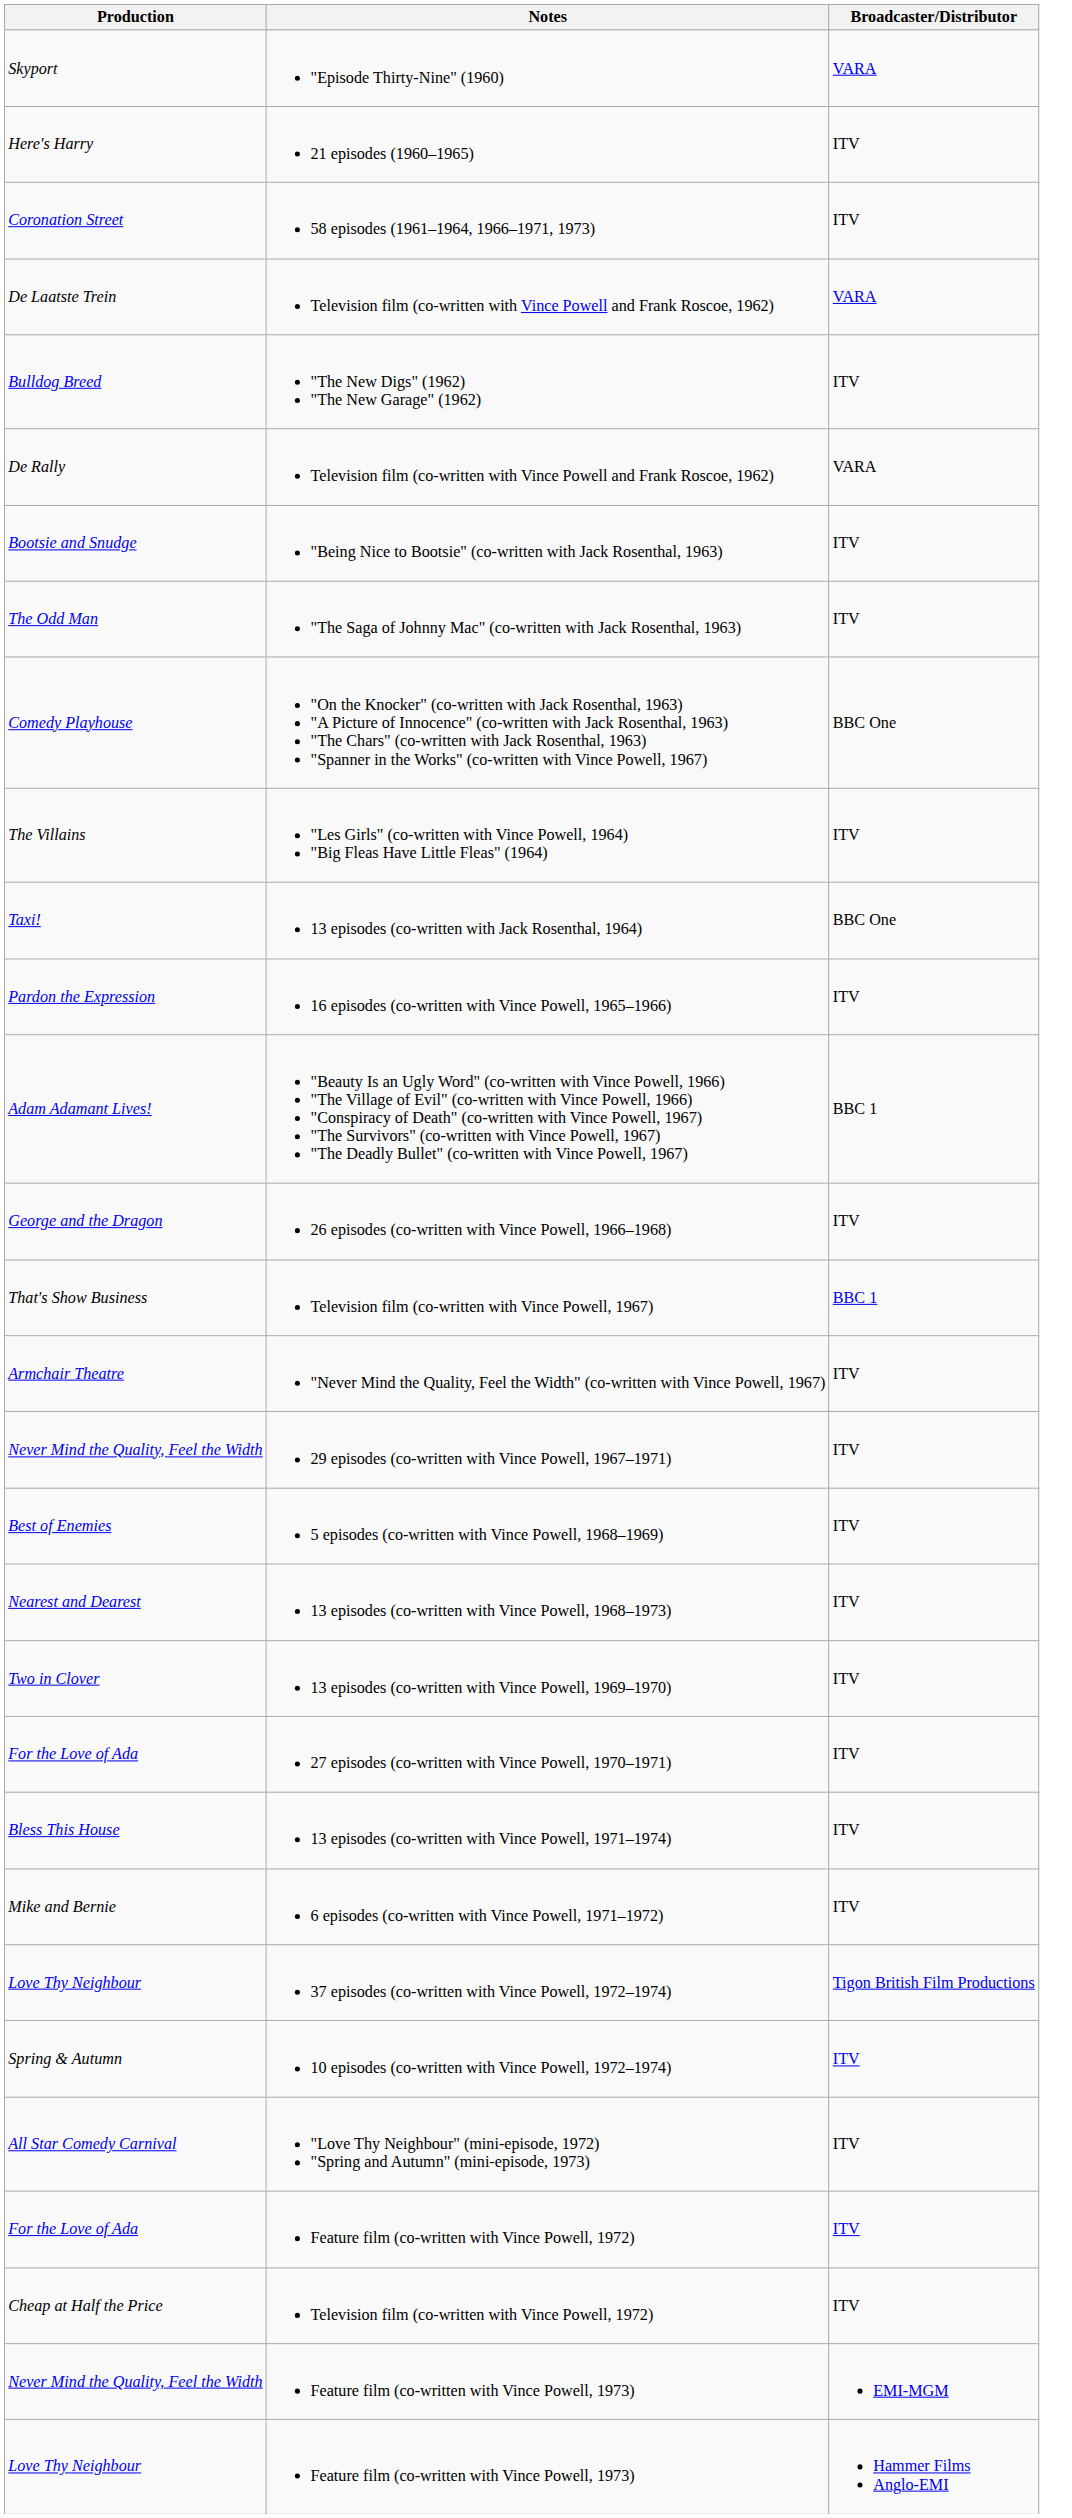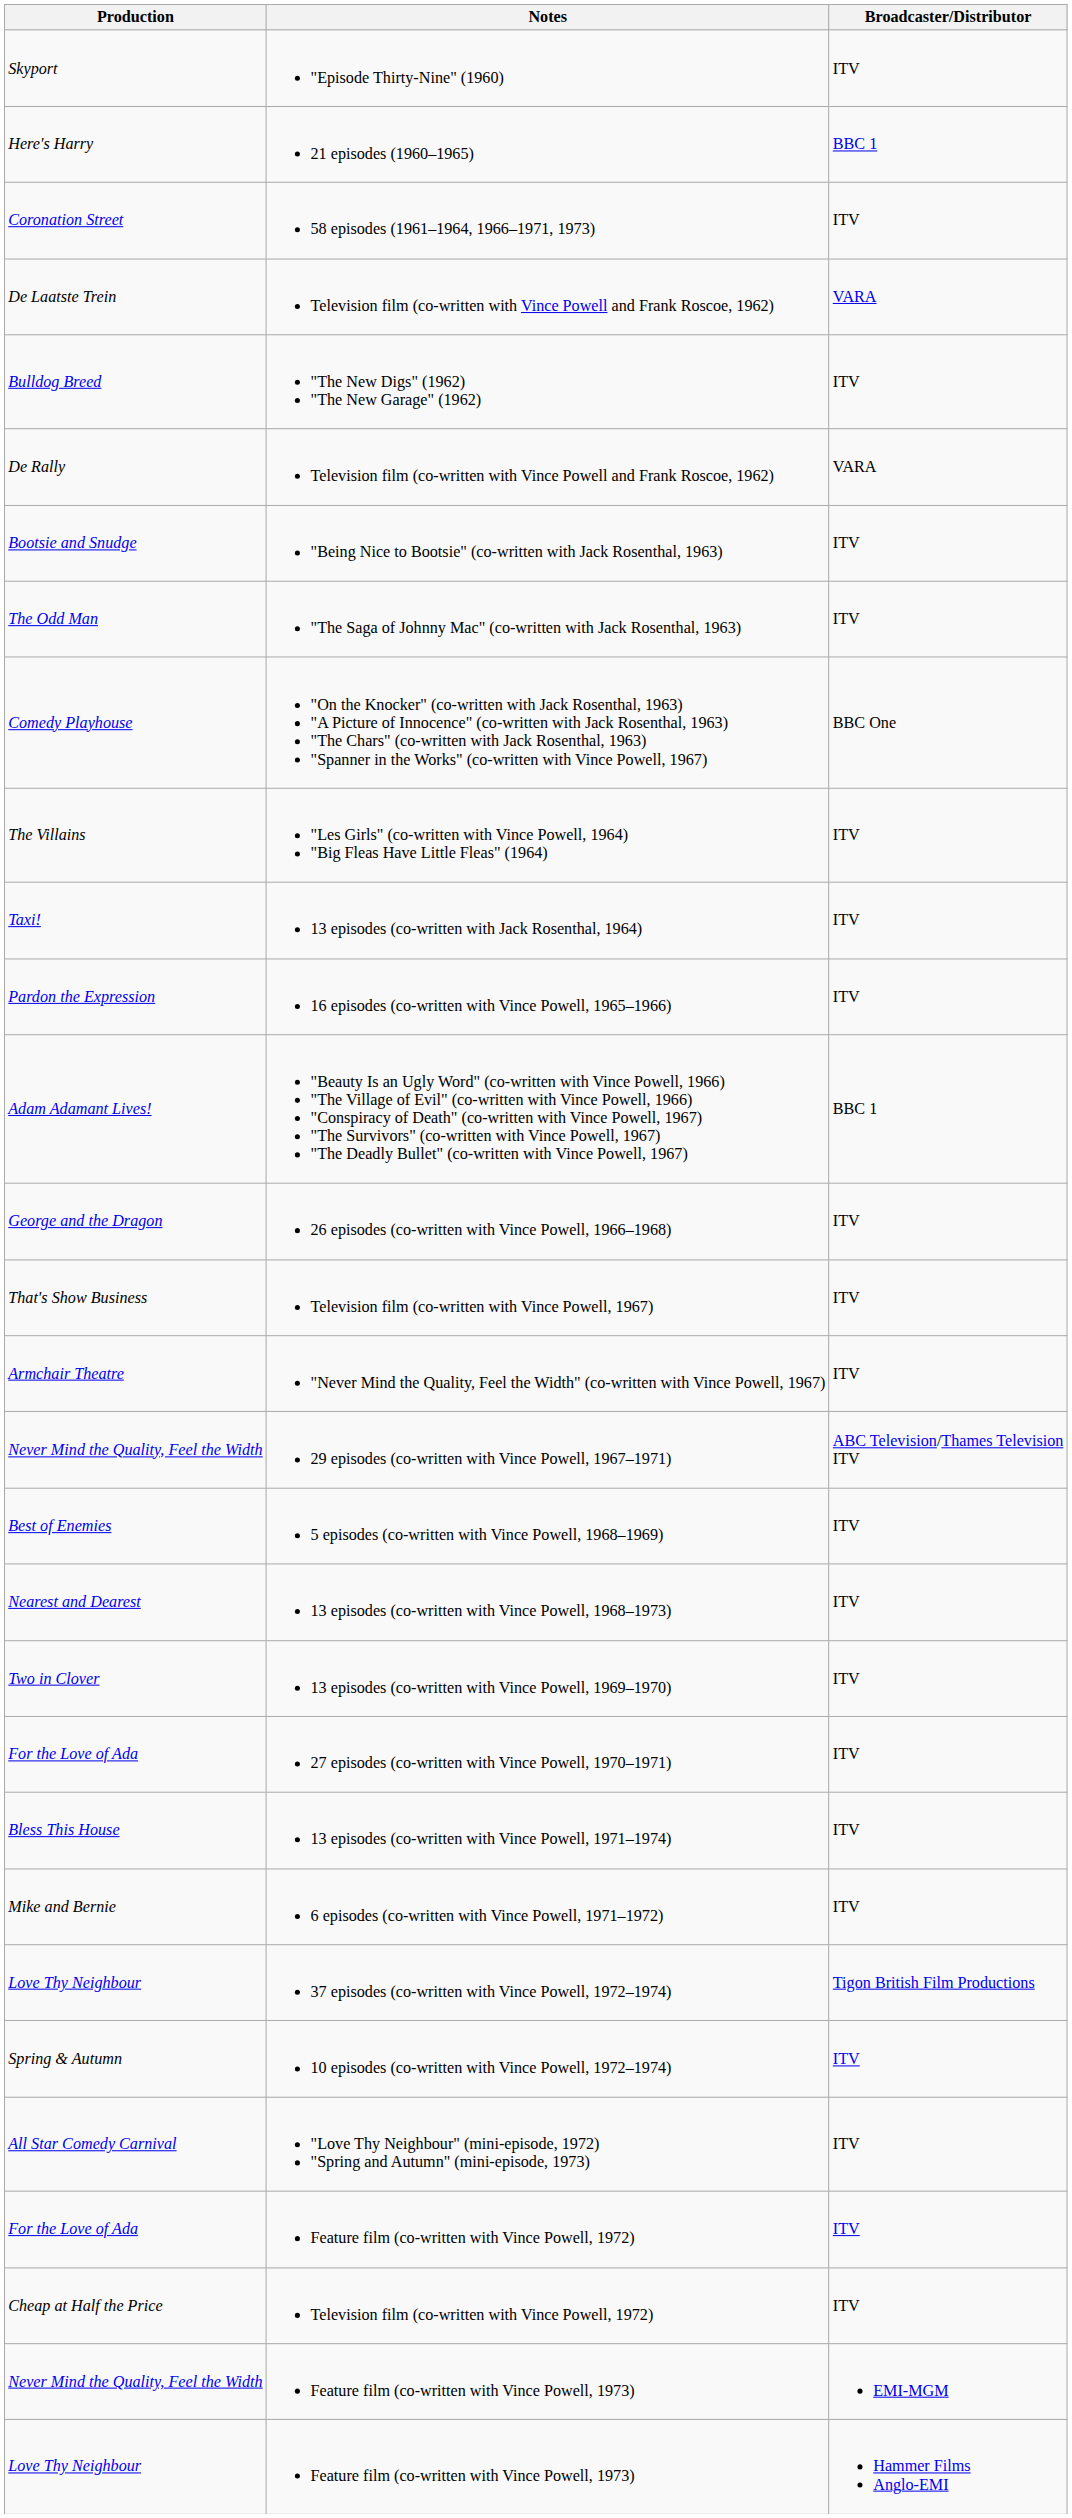(855, 68) VARA -> (846, 68) ITV
(846, 144) ITV -> (855, 144) BBC 1
(864, 920) BBC One -> (846, 920) ITV
(855, 1297) BBC 1 -> (846, 1297) ITV
(846, 1449) ITV -> (948, 1449) ABC Television/Thames Television ITV
